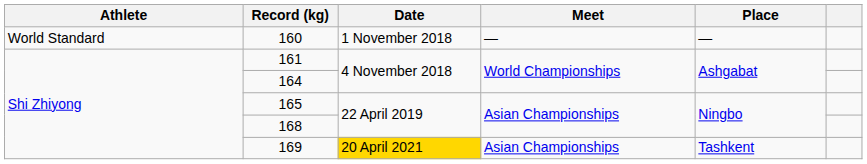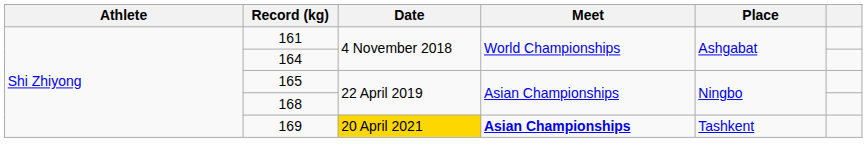- row: (290, 38)
(552, 148) normal -> (557, 126) bold
